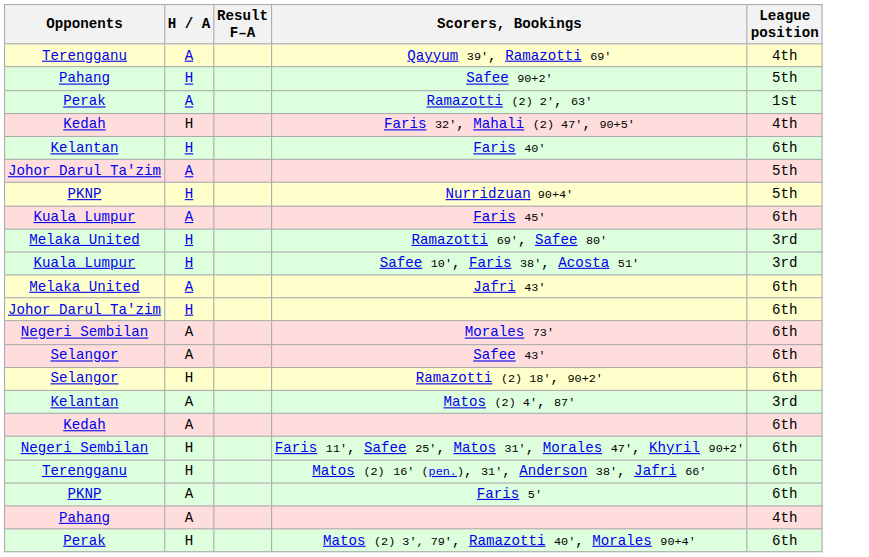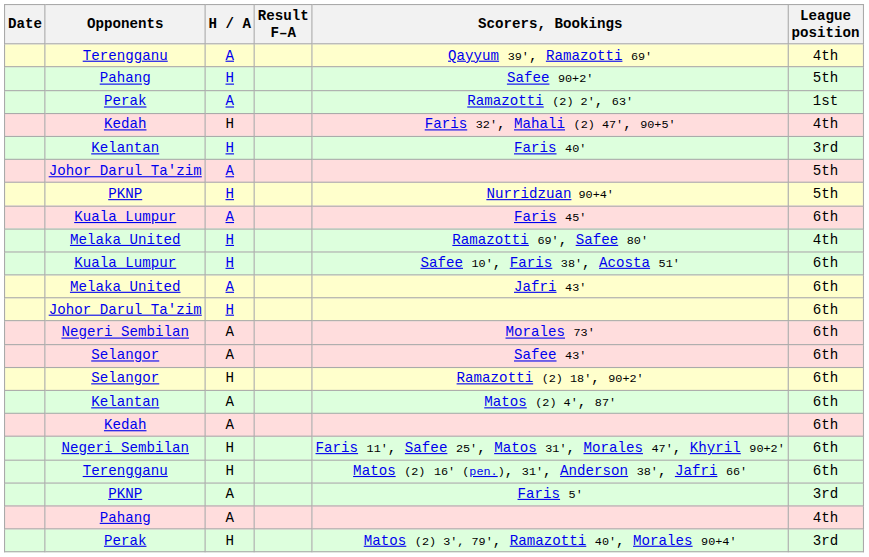+ column: (25, 24)
(785, 148) 6th -> (826, 148) 3rd
(785, 240) 3rd -> (826, 240) 4th
(785, 263) 3rd -> (826, 263) 6th
(785, 402) 3rd -> (826, 402) 6th
(785, 494) 6th -> (826, 494) 3rd
(785, 541) 6th -> (826, 541) 3rd
